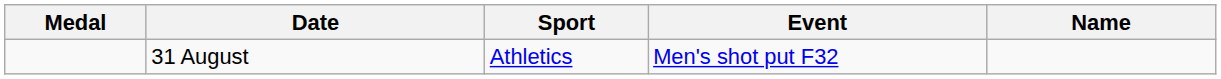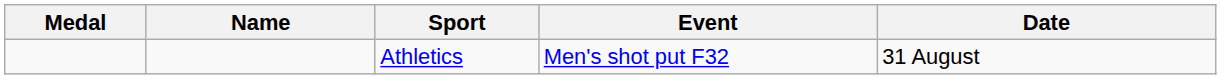columns swapped: (1101, 22) <-> (315, 22)
